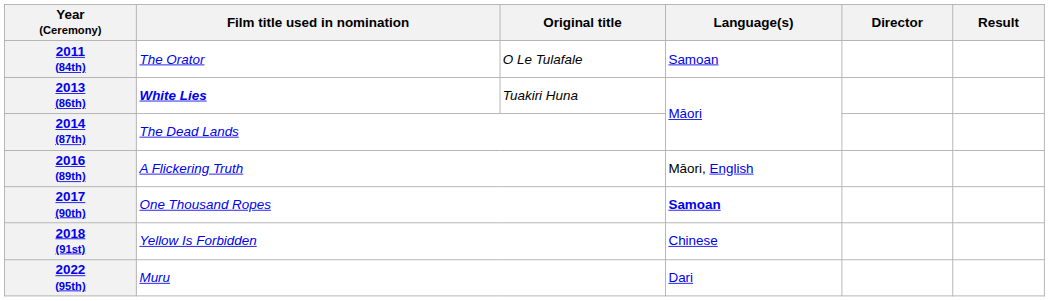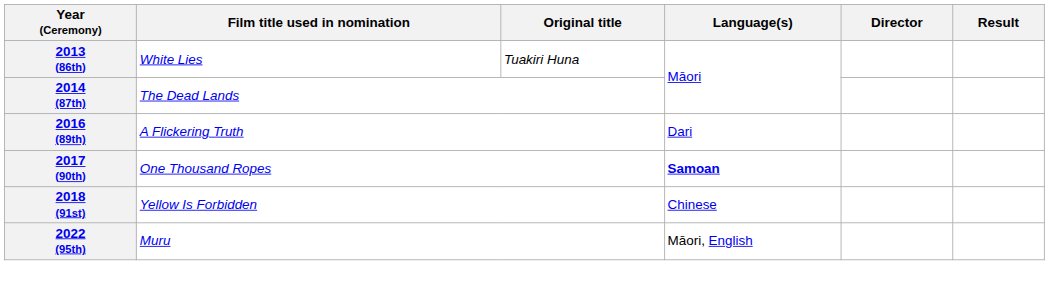- row: (70, 59)
(173, 95) bold -> (171, 59) normal
(711, 168) Māori, English -> (680, 132) Dari
(681, 277) Dari -> (710, 241) Māori, English
